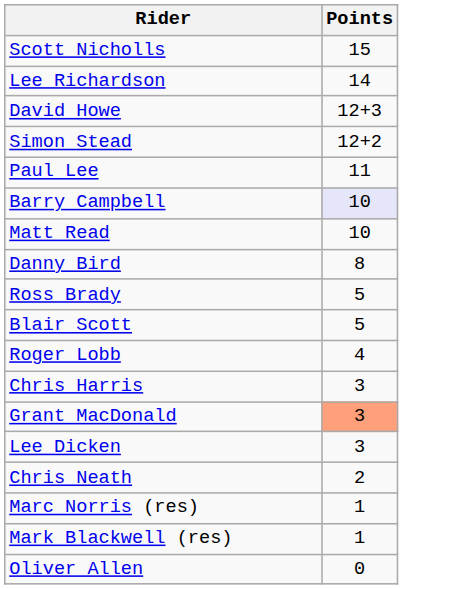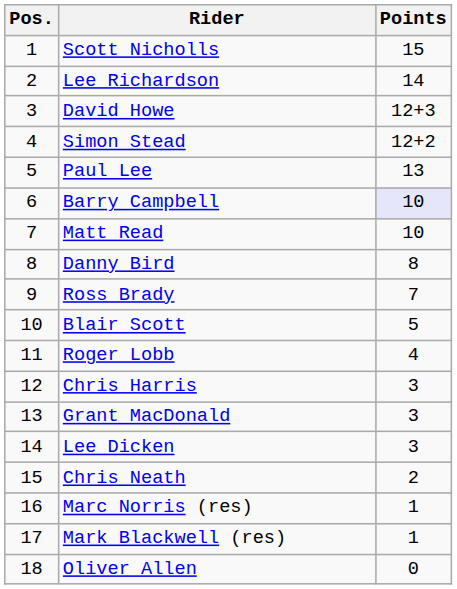+ column: (32, 20)
(360, 173) 11 -> (413, 173) 13
(360, 295) 5 -> (413, 295) 7
(360, 417) lightsalmon background -> (413, 417) no background
